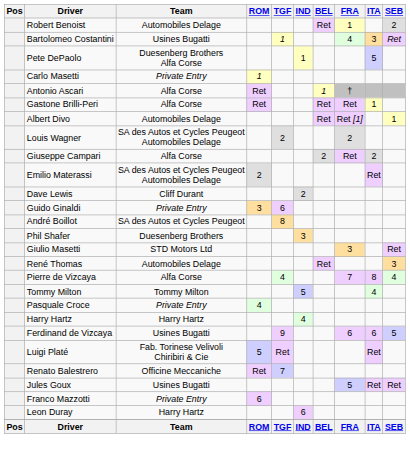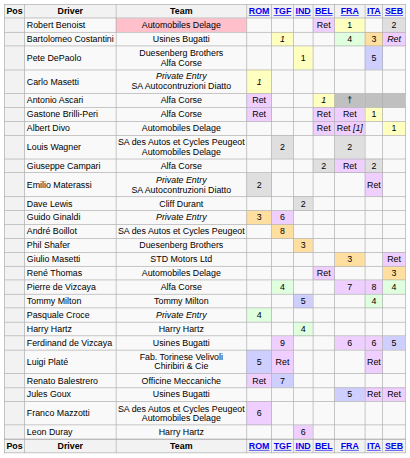(181, 25) no background -> (181, 25) pink background
(181, 76) Private Entry -> (181, 81) Private Entry SA Autocontruzioni Diatto
(181, 175) SA des Autos et Cycles Peugeot Automobiles Delage -> (181, 184) Private Entry SA Autocontruzioni Diatto
(181, 398) Private Entry -> (181, 413) SA des Autos et Cycles Peugeot Automobiles Delage
